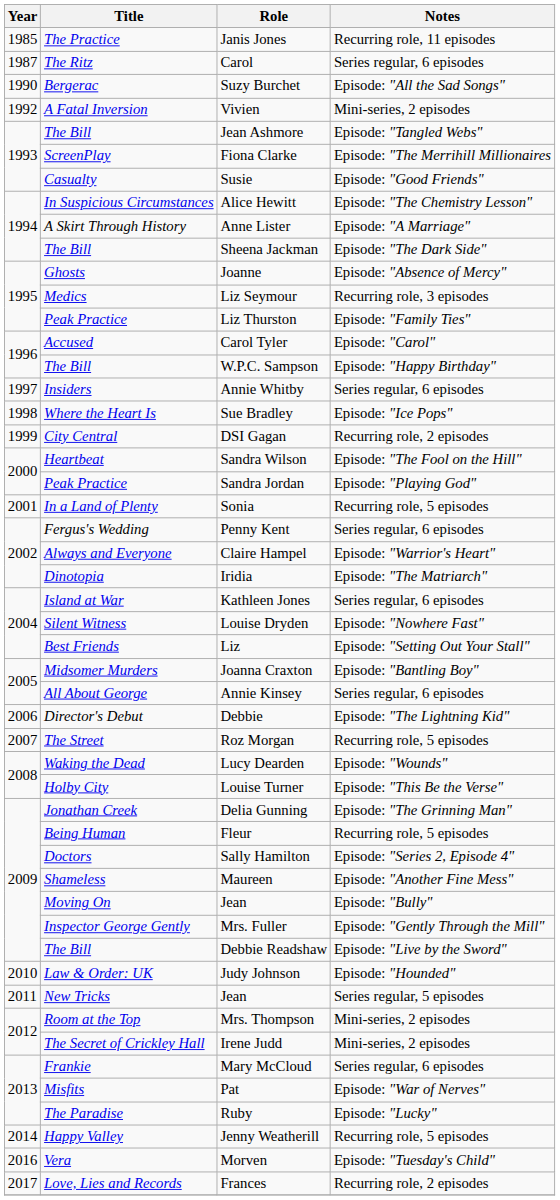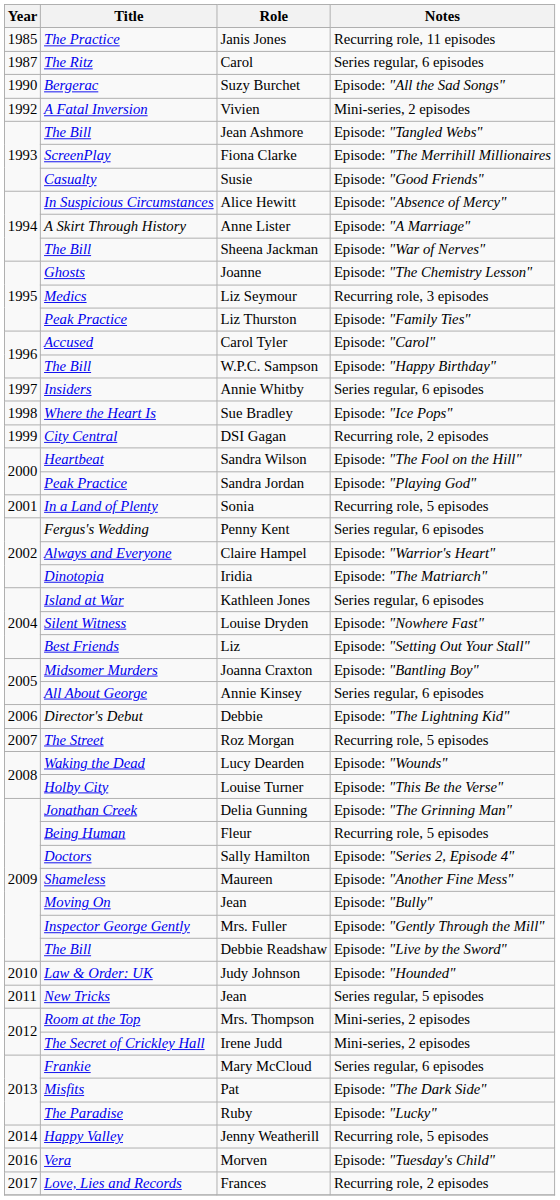(433, 202) Episode: "The Chemistry Lesson" -> (420, 202) Episode: "Absence of Mercy"
(410, 249) Episode: "The Dark Side" -> (410, 249) Episode: "War of Nerves"
(420, 272) Episode: "Absence of Mercy" -> (433, 272) Episode: "The Chemistry Lesson"
(410, 1090) Episode: "War of Nerves" -> (410, 1090) Episode: "The Dark Side"
